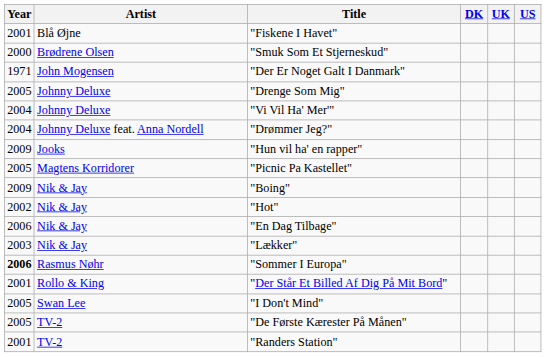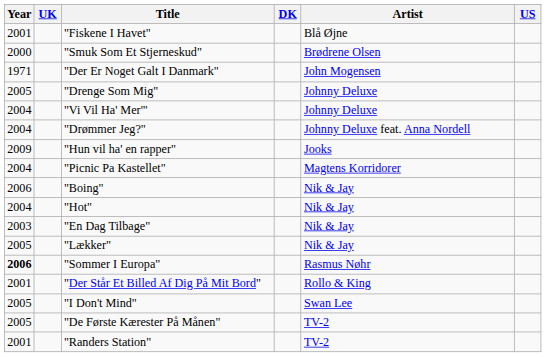columns swapped: (141, 14) <-> (501, 14)
(19, 168) 2005 -> (19, 168) 2004
(19, 187) 2009 -> (19, 187) 2006
(19, 206) 2002 -> (19, 206) 2004
(19, 226) 2006 -> (19, 226) 2003
(19, 245) 2003 -> (19, 245) 2005
